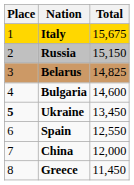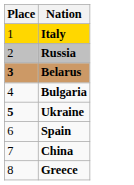- column: (109, 14)
(10, 72) normal -> (10, 72) bold
